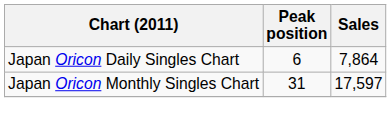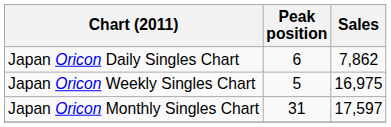(359, 59) 7,864 -> (359, 59) 7,862
+ row: (132, 84)
